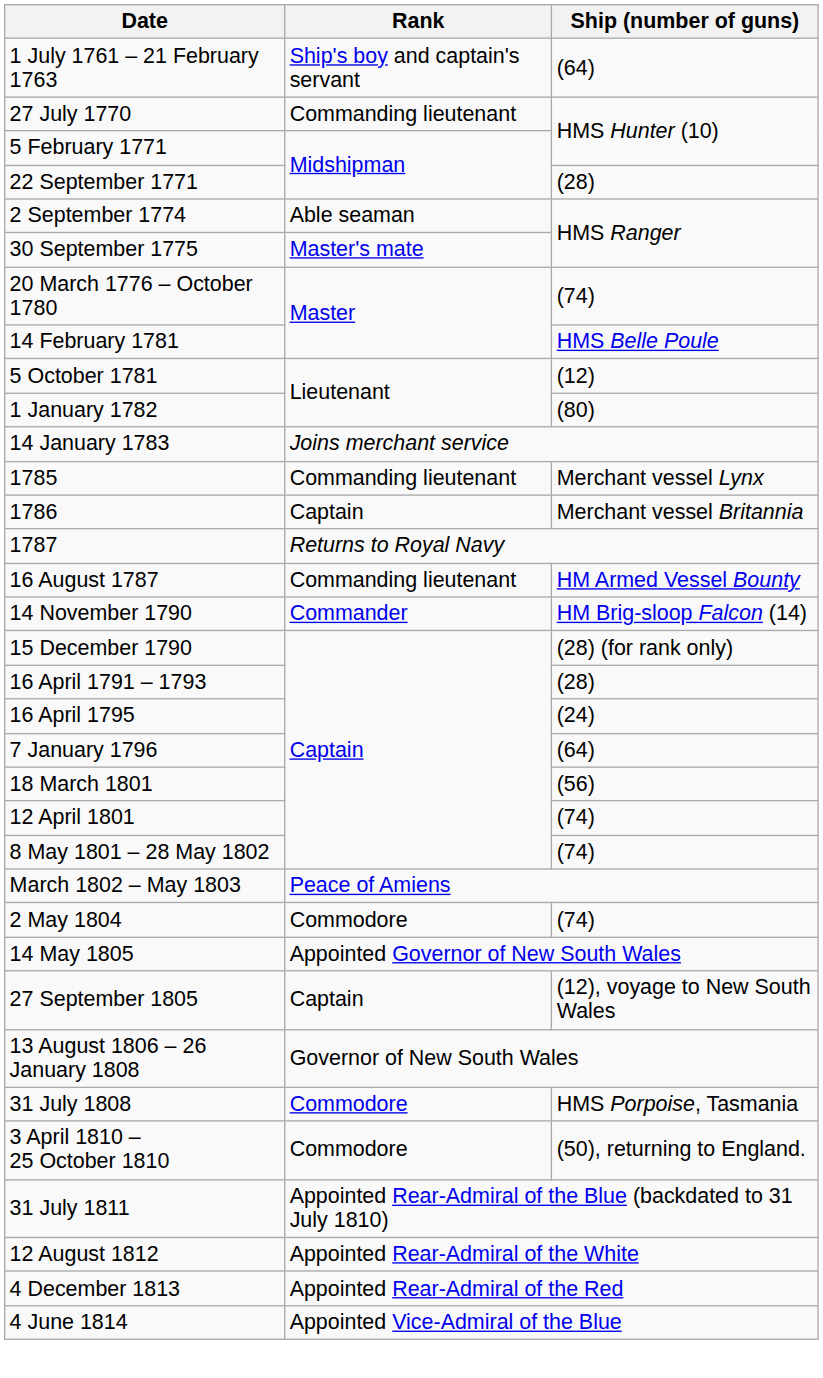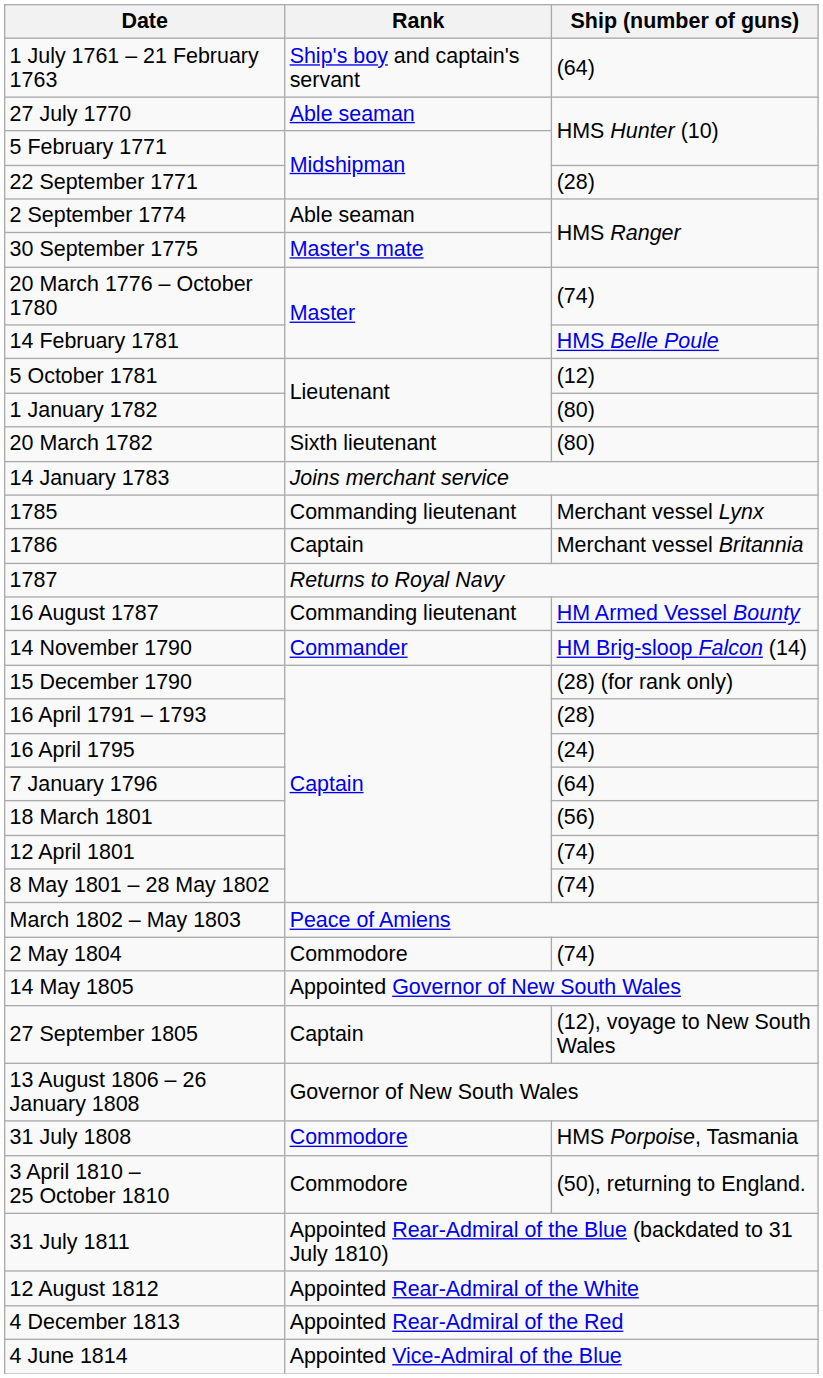(403, 113) Commanding lieutenant -> (352, 113) Able seaman
+ row: (81, 443)
